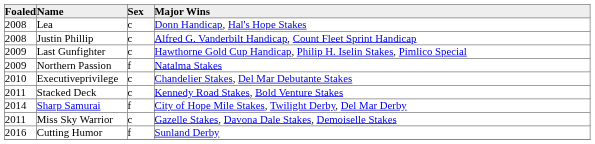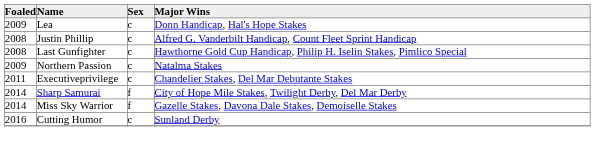(16, 24) 2008 -> (16, 24) 2009
(16, 51) 2009 -> (16, 51) 2008
(129, 65) f -> (130, 65) c
(16, 78) 2010 -> (15, 78) 2011
- row: (67, 92)
(15, 119) 2011 -> (16, 105) 2014
(130, 119) c -> (129, 105) f
(129, 132) f -> (130, 119) c
